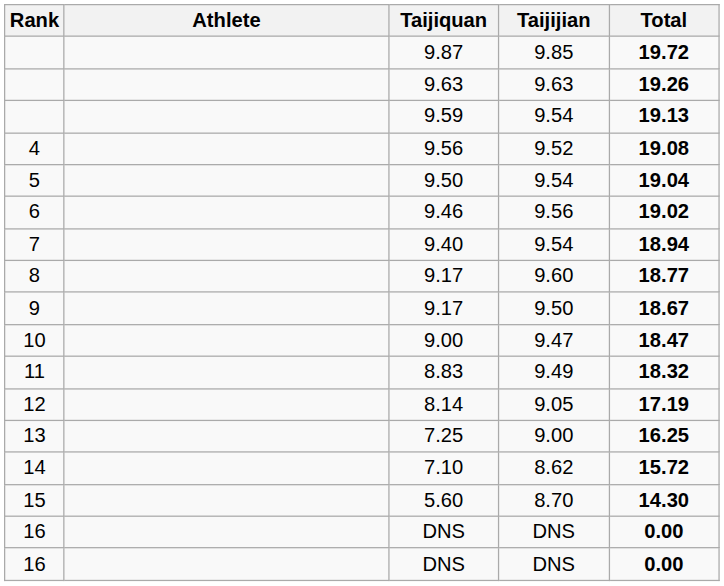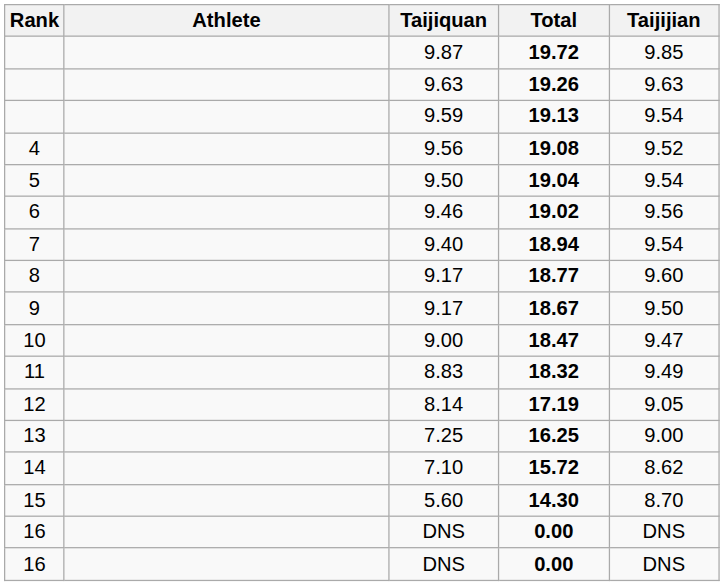columns swapped: (554, 20) <-> (664, 20)
